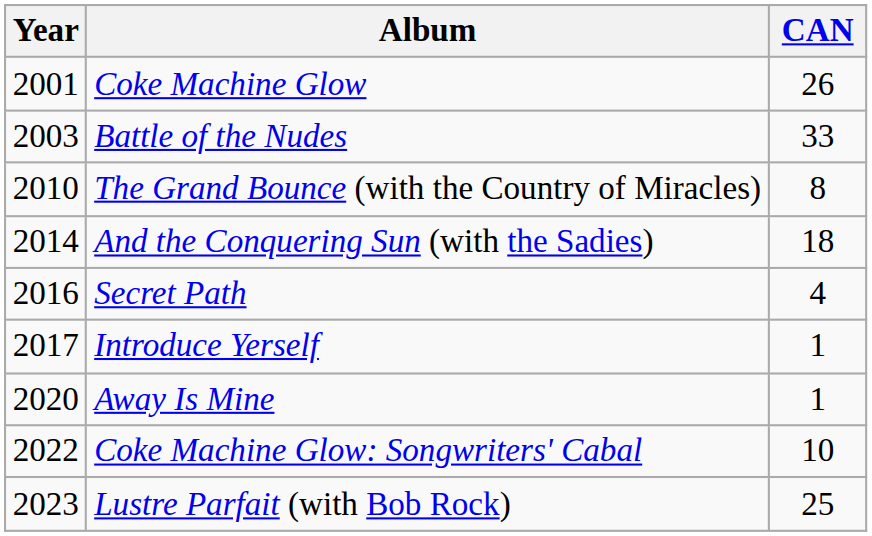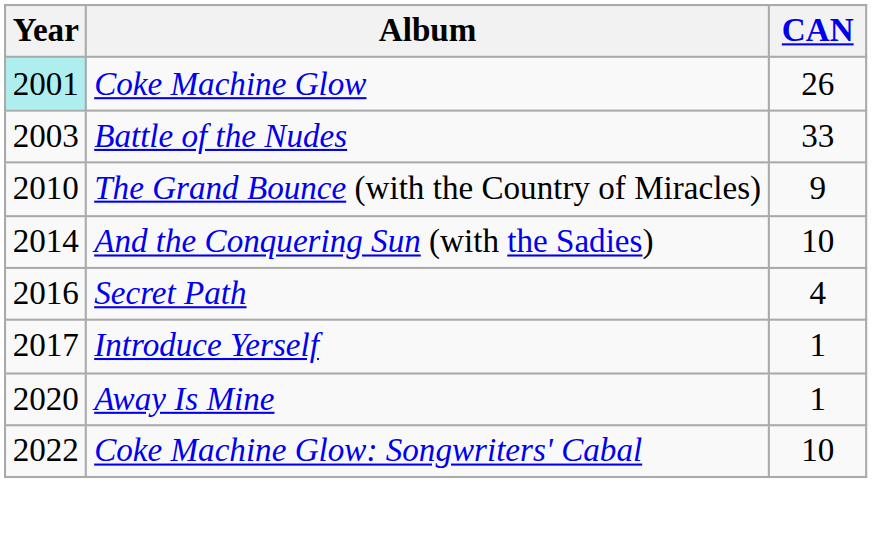(46, 83) no background -> (46, 83) paleturquoise background
(818, 188) 8 -> (818, 188) 9
(818, 240) 18 -> (818, 240) 10
- row: (302, 503)
